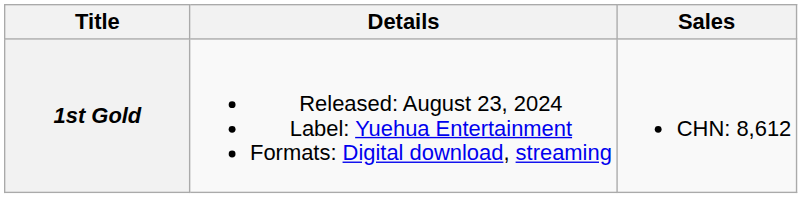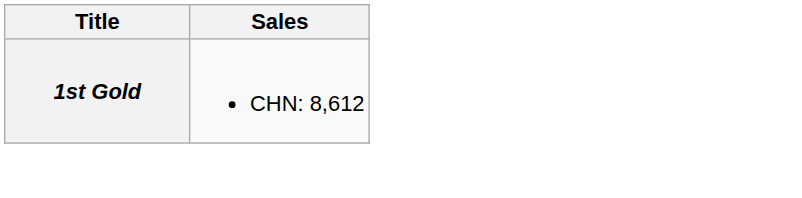- column: (404, 21)
